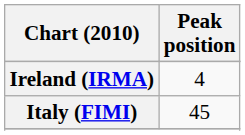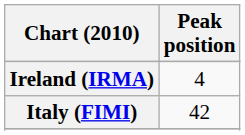(200, 111) 45 -> (200, 111) 42
